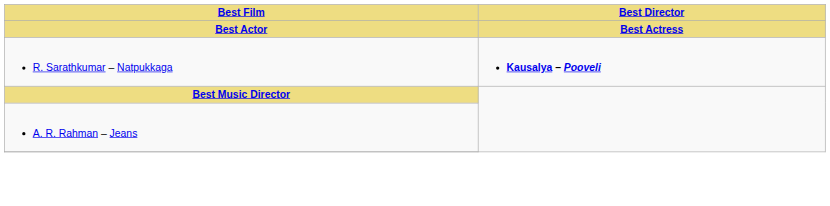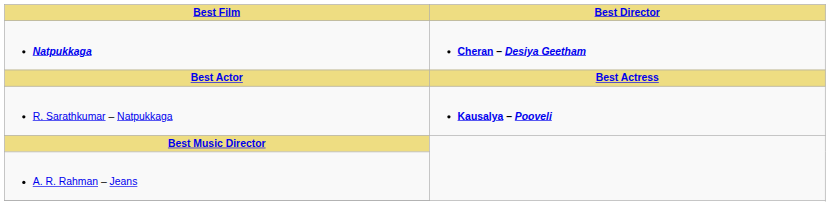+ row: (217, 51)
